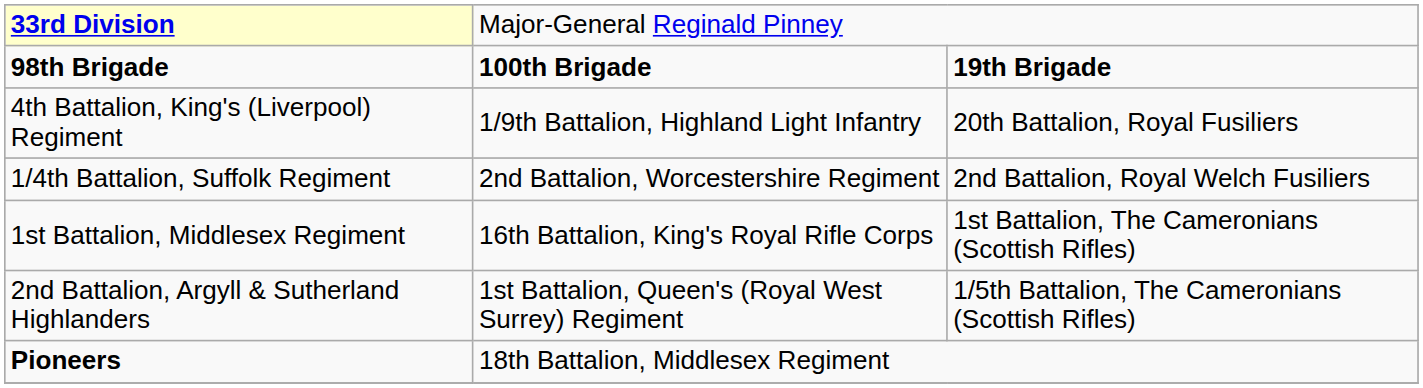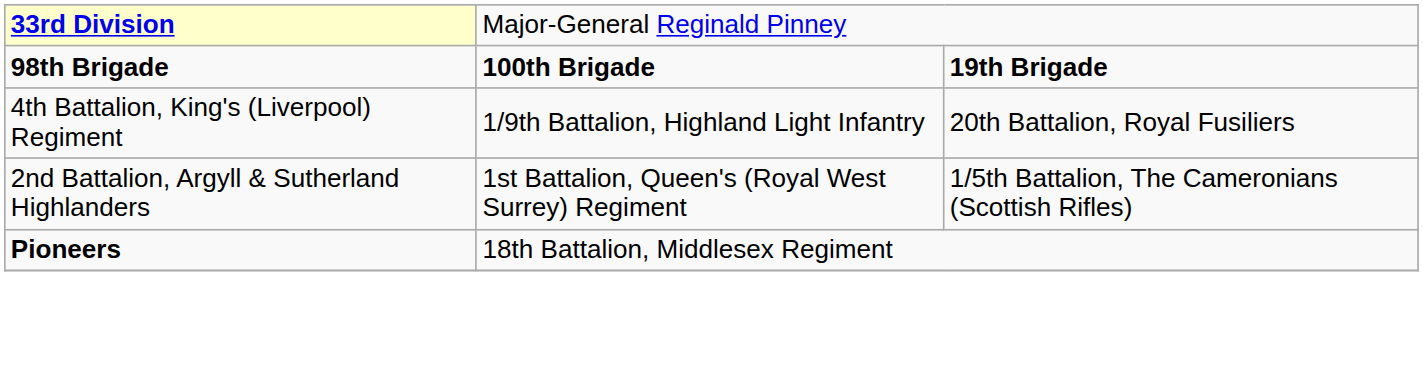- row: (201, 178)
- row: (208, 234)
